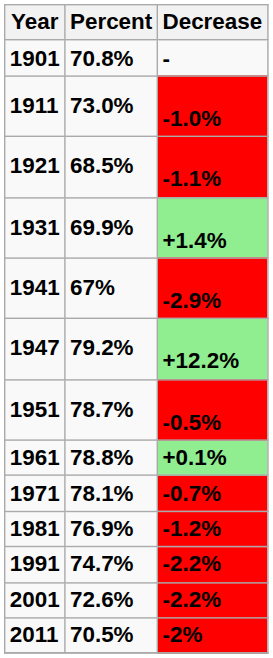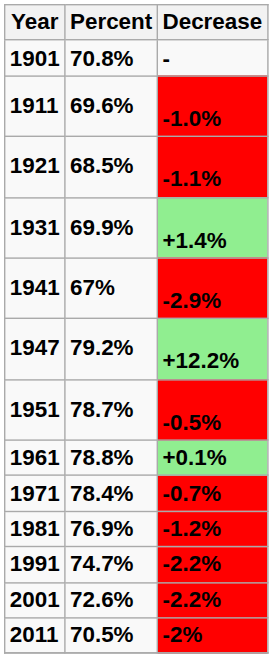(102, 105) 73.0% -> (102, 105) 69.6%
(102, 493) 78.1% -> (102, 493) 78.4%
